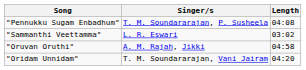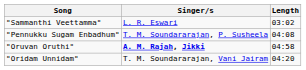rows swapped: (63, 23) <-> (54, 35)
(164, 47) normal -> (164, 47) bold
